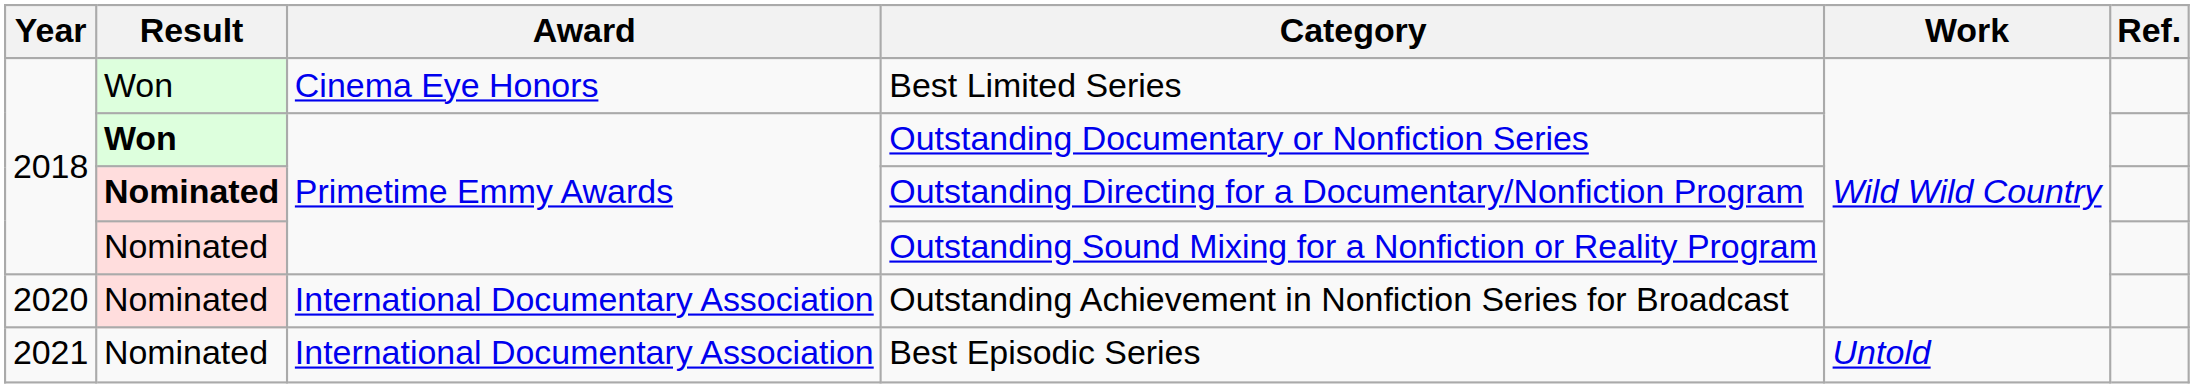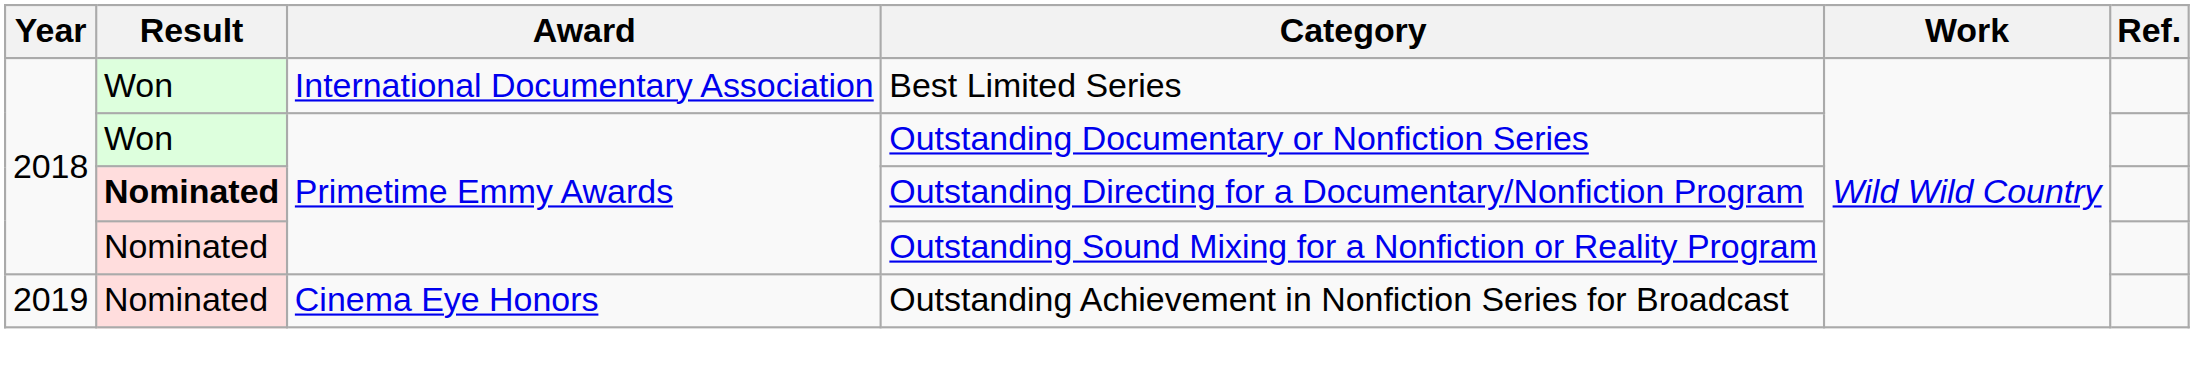(447, 85) Cinema Eye Honors -> (584, 85) International Documentary Association
(140, 138) bold -> (139, 138) normal
(51, 300) 2020 -> (51, 300) 2019
(584, 300) International Documentary Association -> (447, 300) Cinema Eye Honors
- row: (1045, 354)
